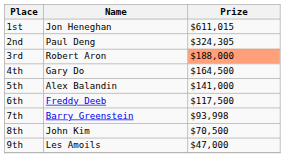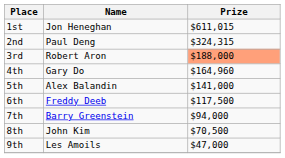(212, 41) $324,305 -> (212, 41) $324,315
(212, 71) $164,500 -> (212, 71) $164,960
(209, 116) $93,998 -> (209, 116) $94,000
